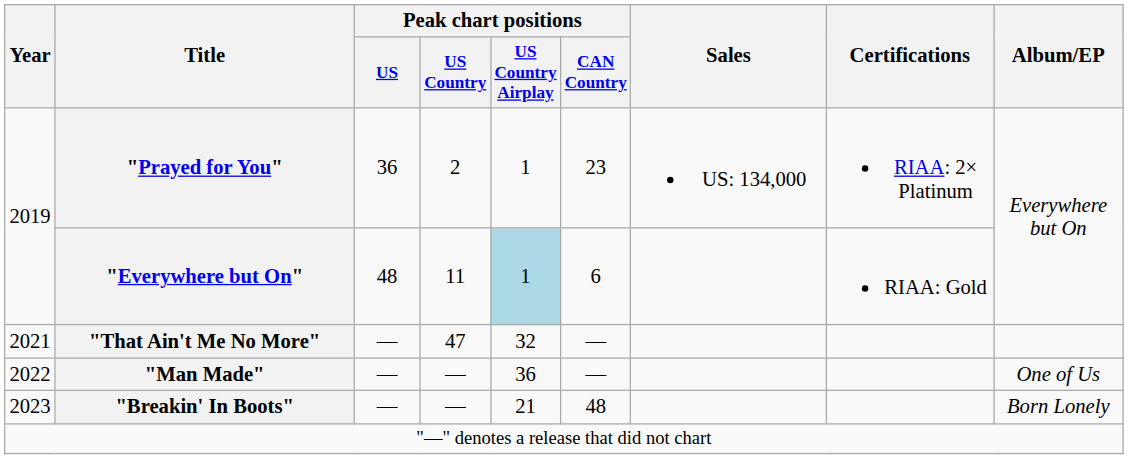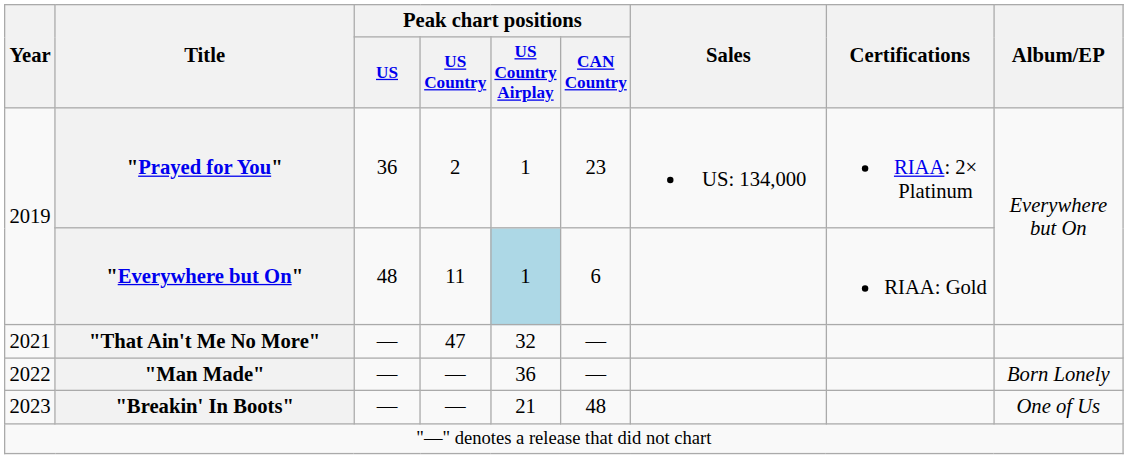(1058, 374) One of Us -> (1058, 374) Born Lonely
(1058, 406) Born Lonely -> (1058, 406) One of Us
